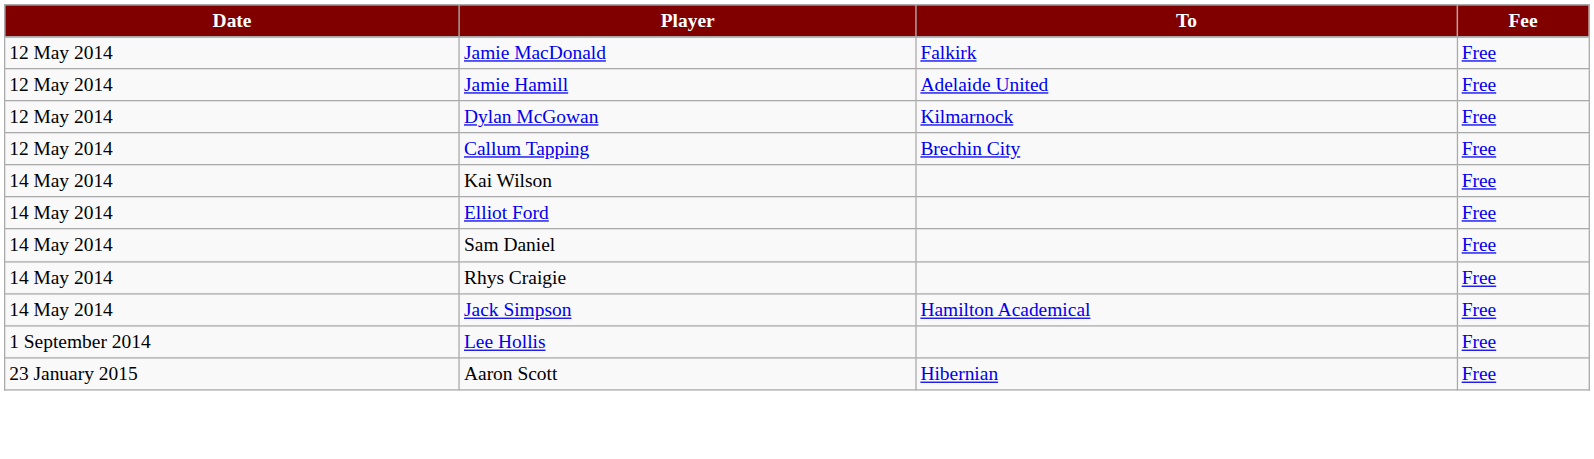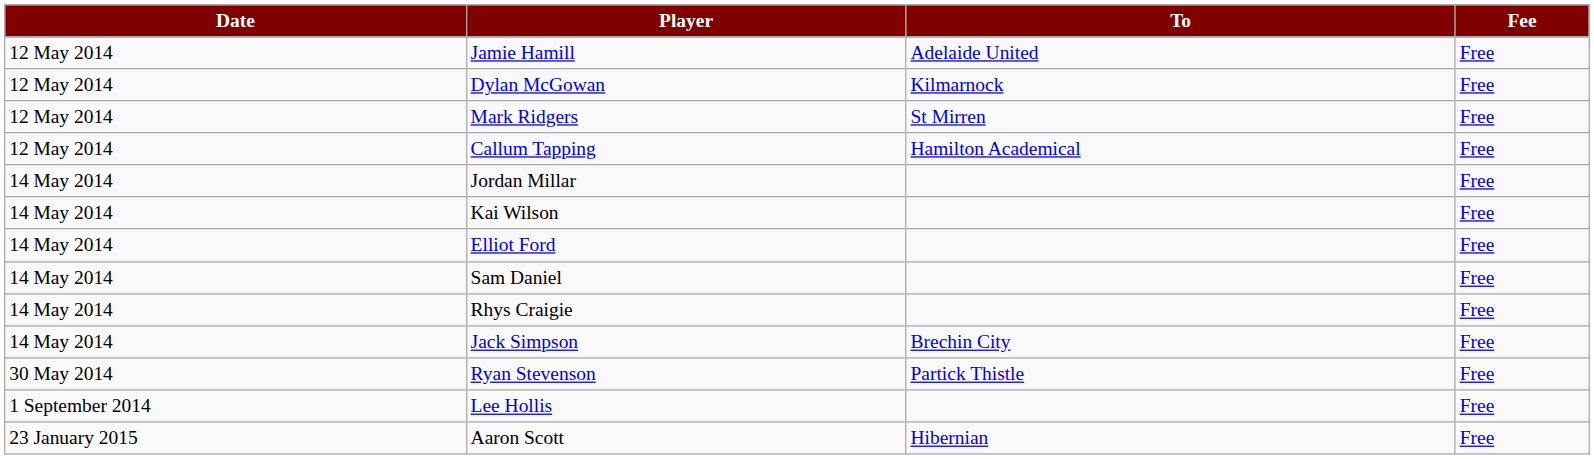- row: (535, 52)
+ row: (524, 116)
(970, 149) Brechin City -> (996, 149) Hamilton Academical
+ row: (523, 181)
(1005, 309) Hamilton Academical -> (961, 341) Brechin City
+ row: (533, 373)
